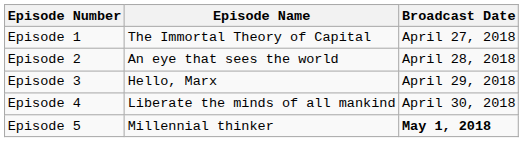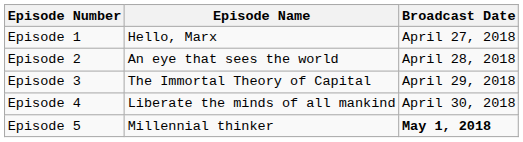(249, 38) The Immortal Theory of Capital -> (172, 38) Hello, Marx
(172, 82) Hello, Marx -> (249, 82) The Immortal Theory of Capital
